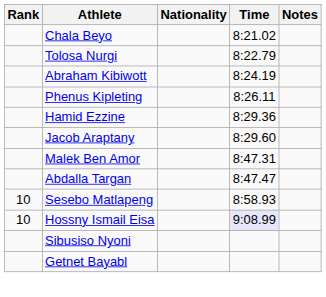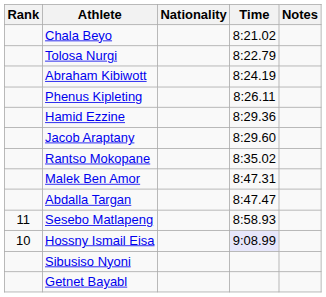+ row: (98, 158)
(23, 199) 10 -> (23, 220) 11
